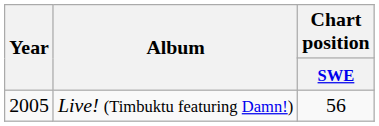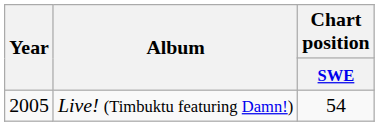(336, 105) 56 -> (336, 105) 54
